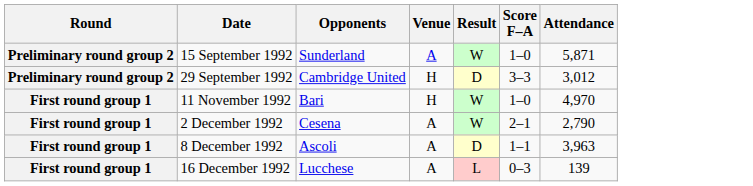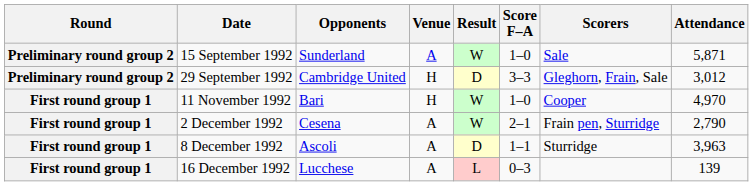+ column: (606, 24)
